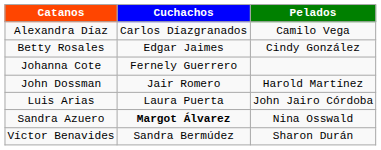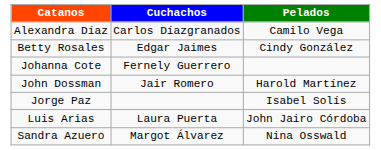+ row: (61, 101)
(184, 119) bold -> (177, 136) normal
- row: (61, 136)
